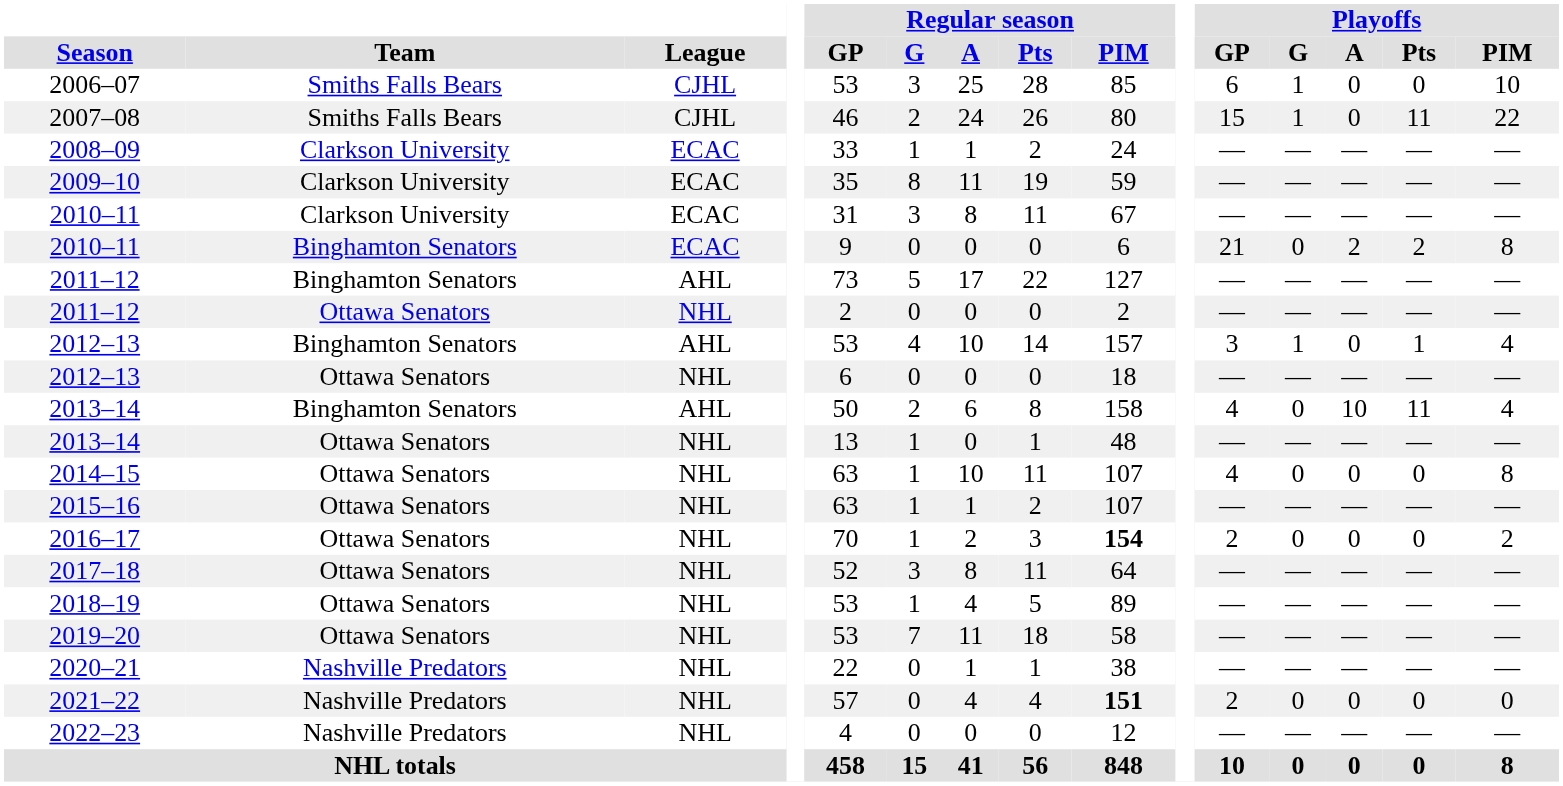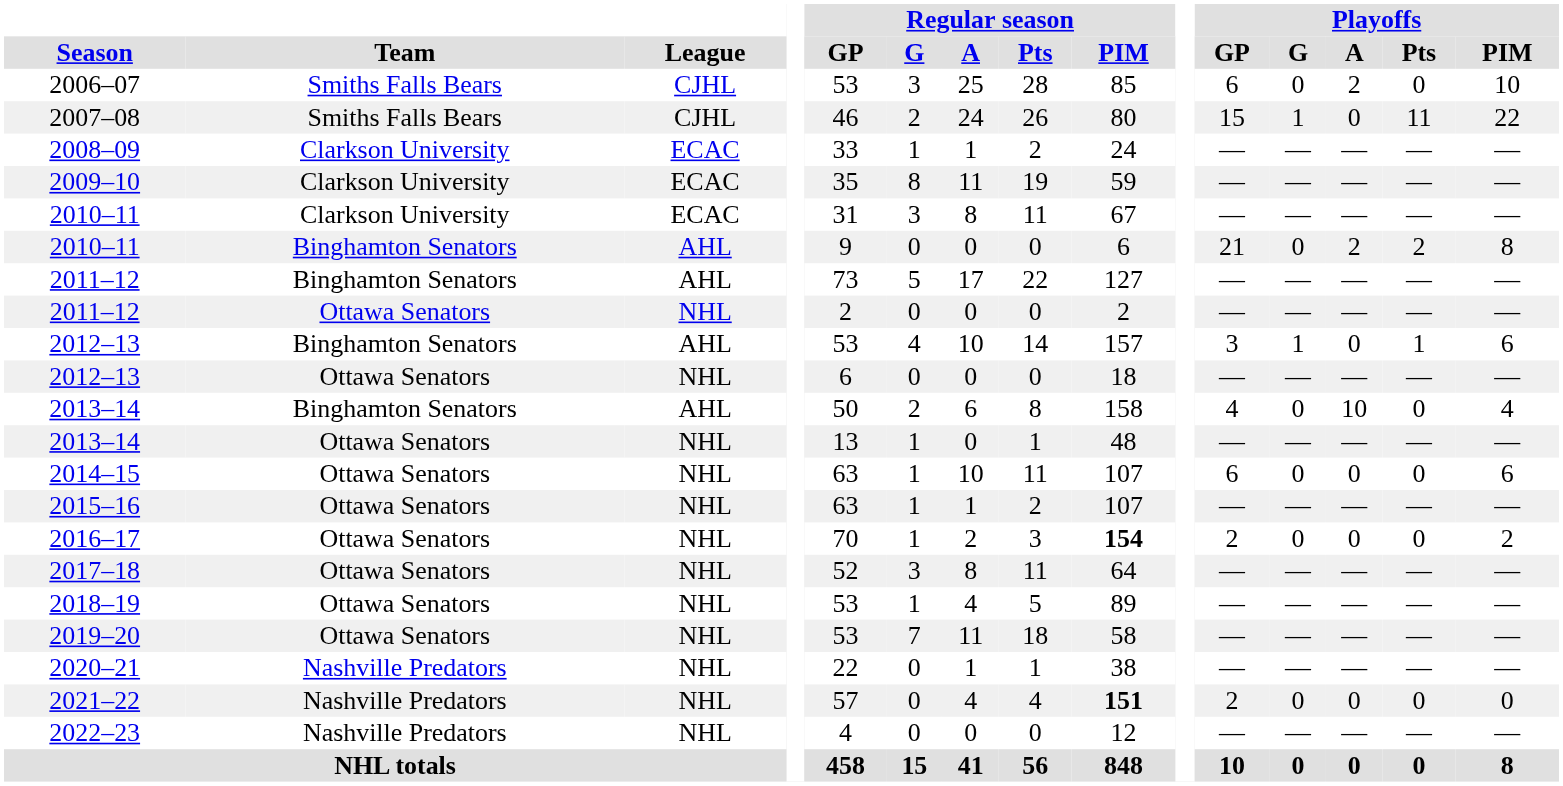(1298, 84) 1 -> (1298, 84) 0
(1354, 84) 0 -> (1354, 84) 2
(705, 246) ECAC -> (705, 246) AHL
(1507, 343) 4 -> (1507, 343) 6
(1419, 408) 11 -> (1419, 408) 0
(1232, 473) 4 -> (1232, 473) 6
(1507, 473) 8 -> (1507, 473) 6
